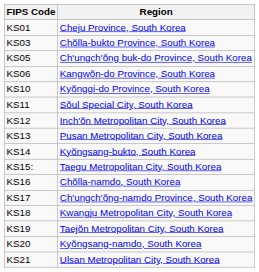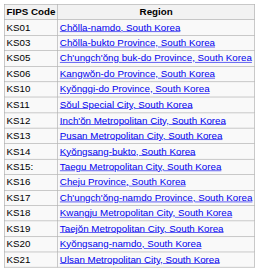(123, 27) Cheju Province, South Korea -> (120, 27) Chŏlla-namdo, South Korea
(120, 182) Chŏlla-namdo, South Korea -> (123, 182) Cheju Province, South Korea
